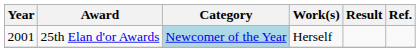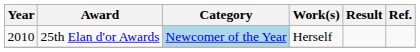(21, 36) 2001 -> (21, 36) 2010
